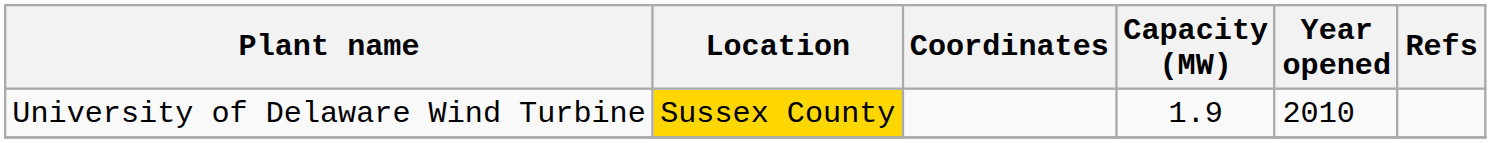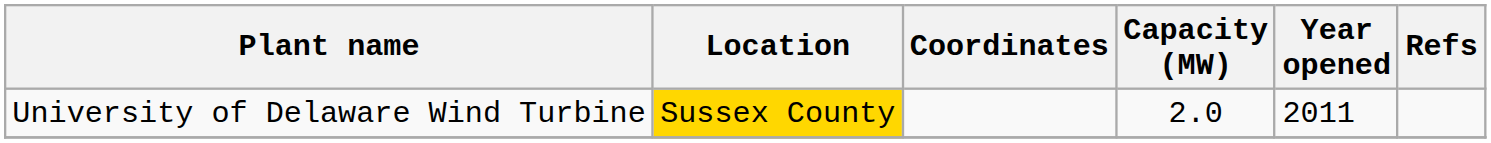(1196, 114) 1.9 -> (1196, 114) 2.0
(1319, 114) 2010 -> (1319, 114) 2011
